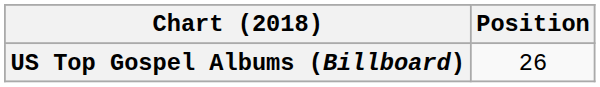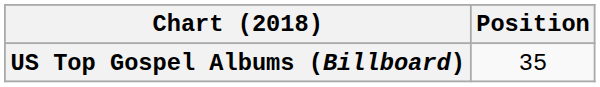(533, 63) 26 -> (533, 63) 35
